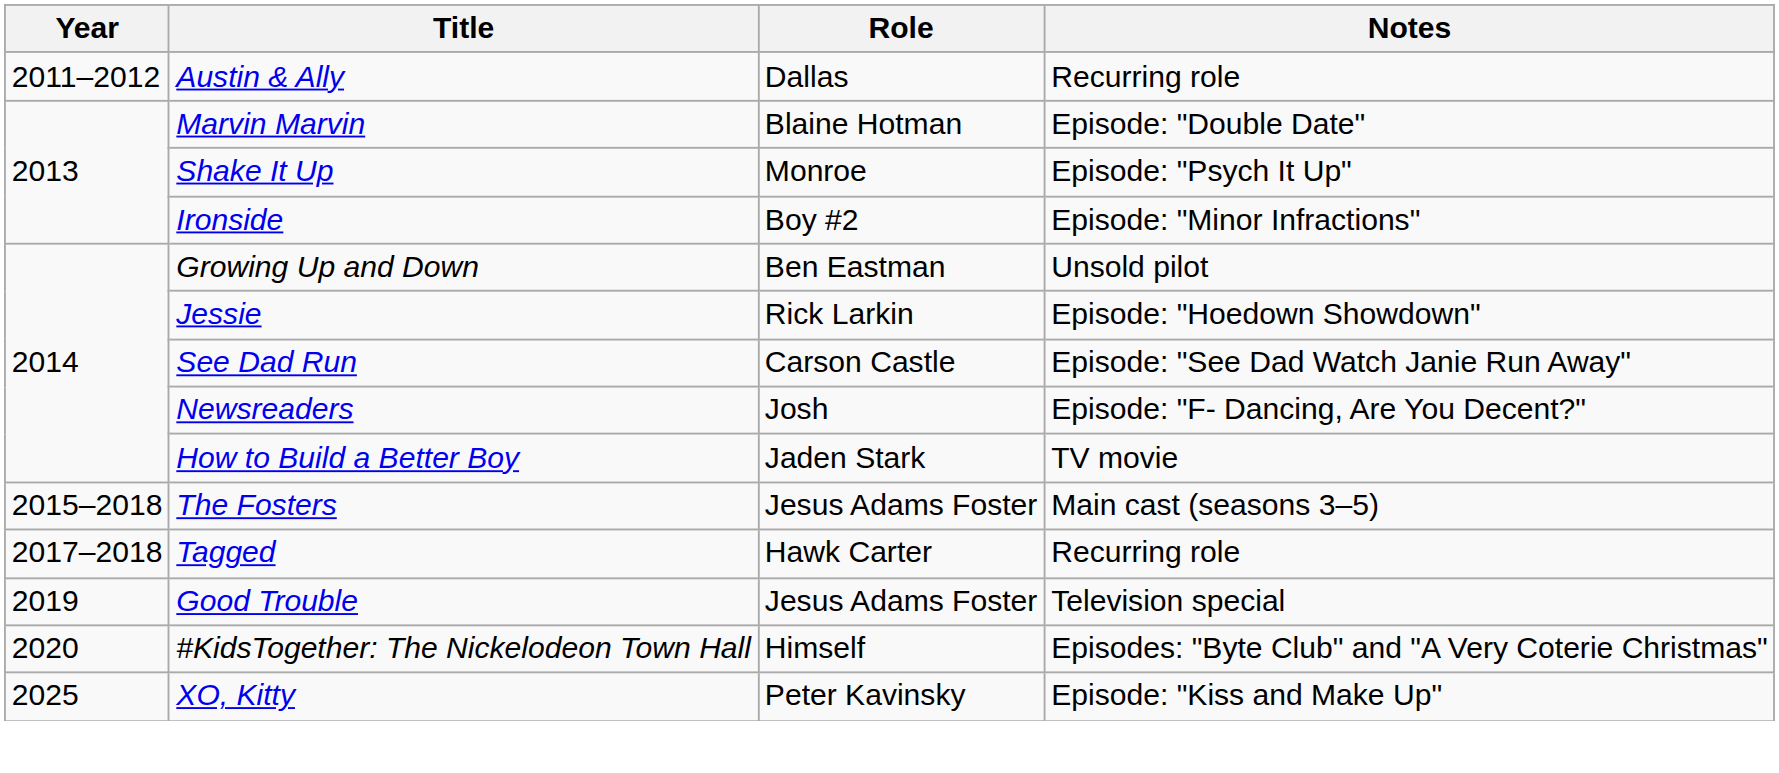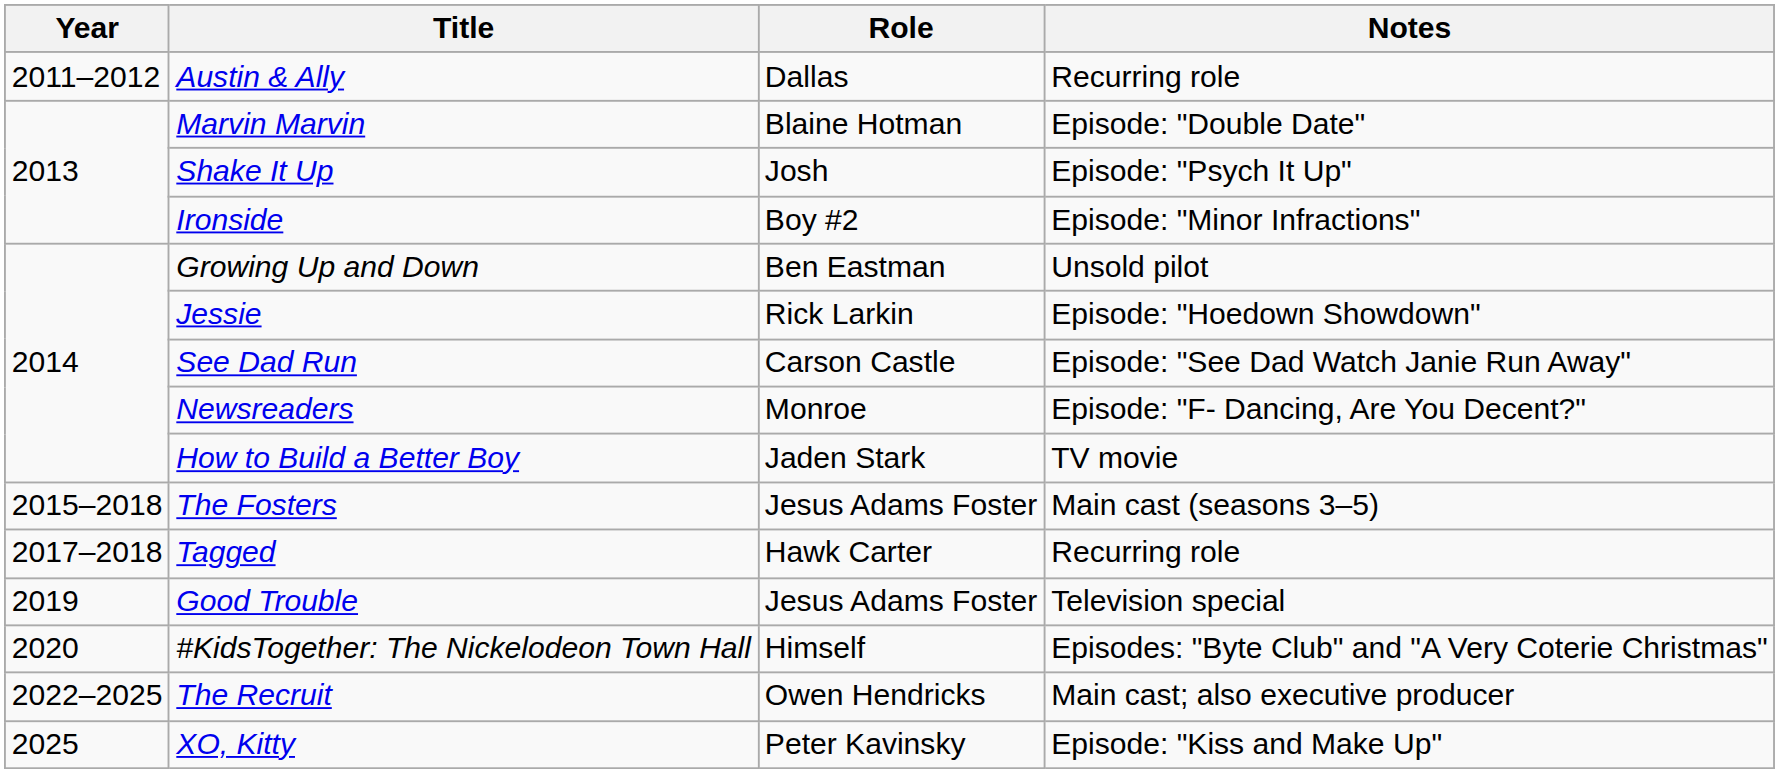(816, 171) Monroe -> (797, 171) Josh
(797, 409) Josh -> (816, 409) Monroe
+ row: (254, 696)
